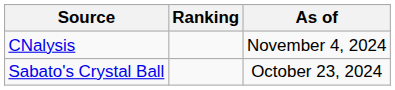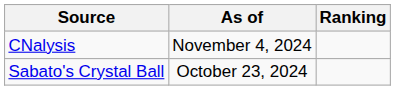columns swapped: (206, 17) <-> (317, 17)
